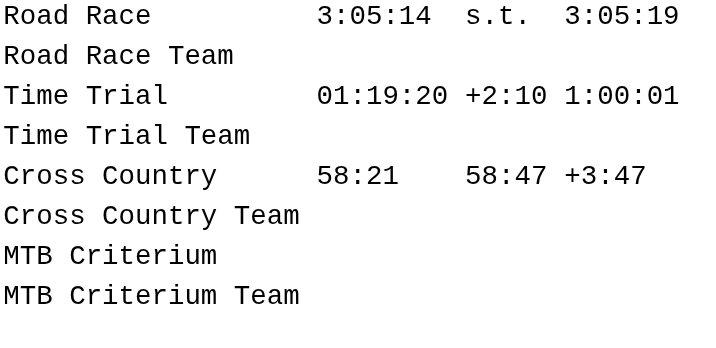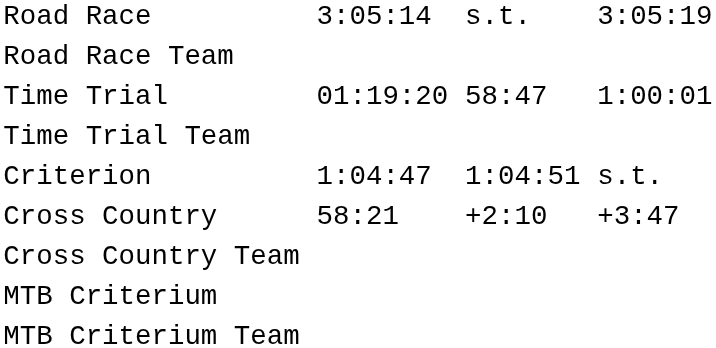(506, 96) +2:10 -> (506, 96) 58:47
+ row: (77, 177)
(506, 177) 58:47 -> (506, 217) +2:10
